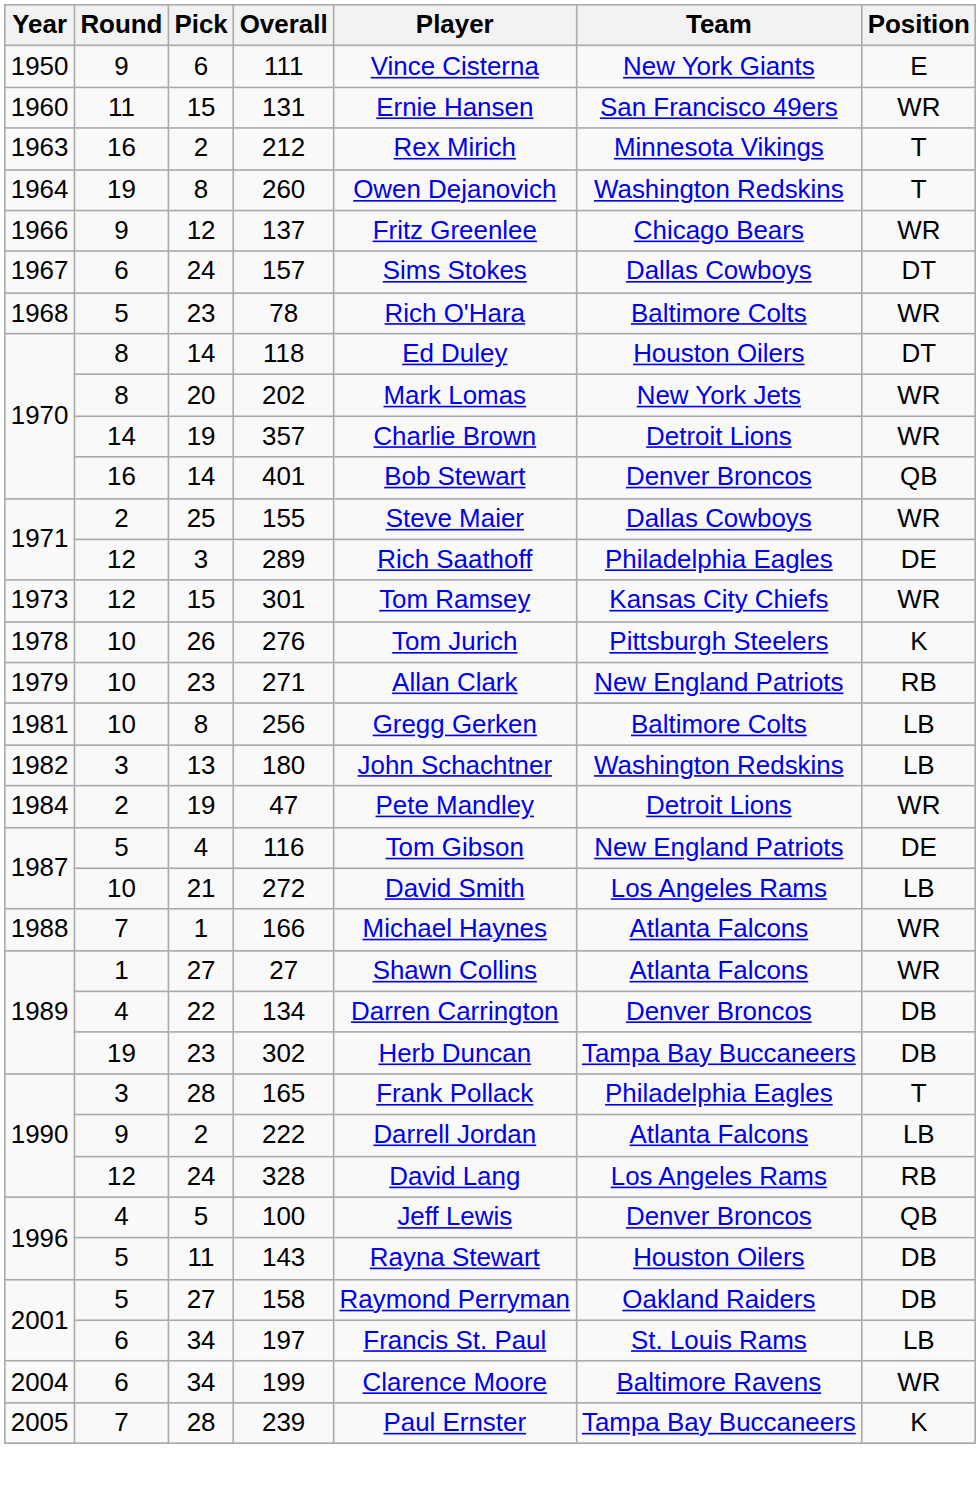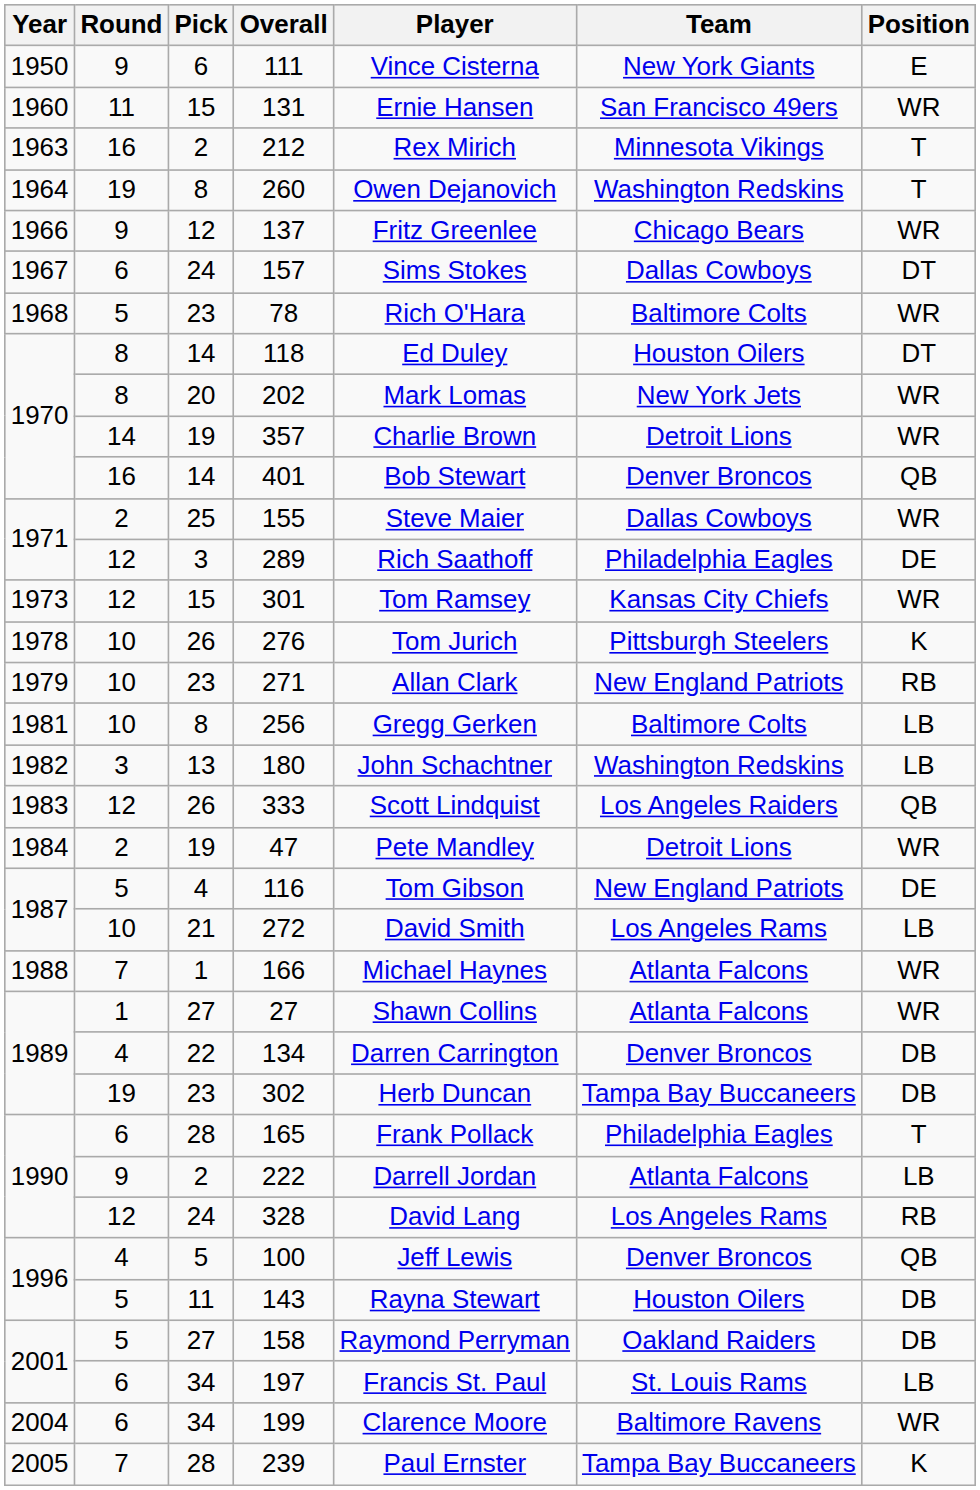+ row: (284, 806)
(121, 1093) 3 -> (121, 1134) 6
